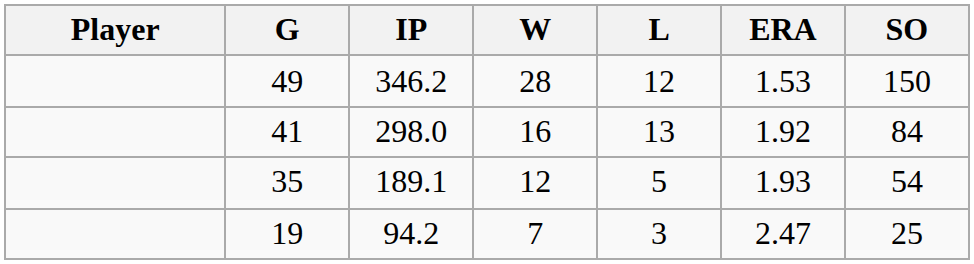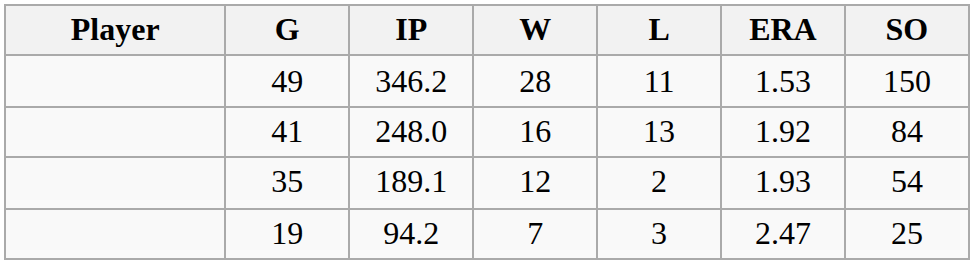(659, 80) 12 -> (659, 80) 11
(411, 131) 298.0 -> (411, 131) 248.0
(659, 182) 5 -> (659, 182) 2
